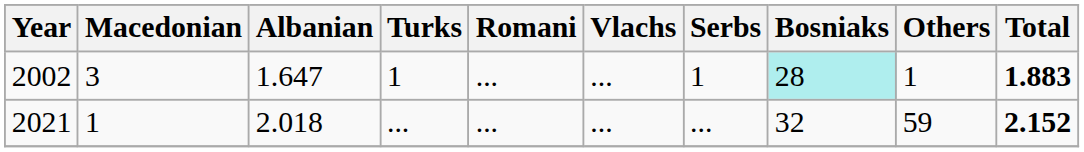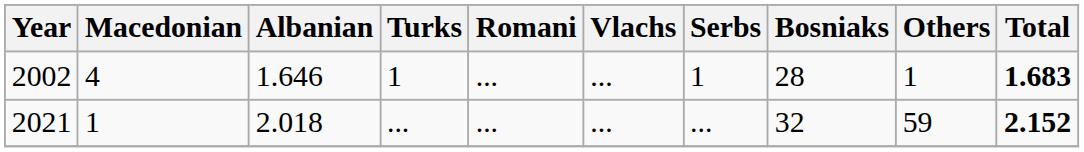(92, 75) 3 -> (92, 75) 4
(289, 75) 1.647 -> (289, 75) 1.646
(790, 75) paleturquoise background -> (790, 75) no background
(1038, 75) 1.883 -> (1038, 75) 1.683
